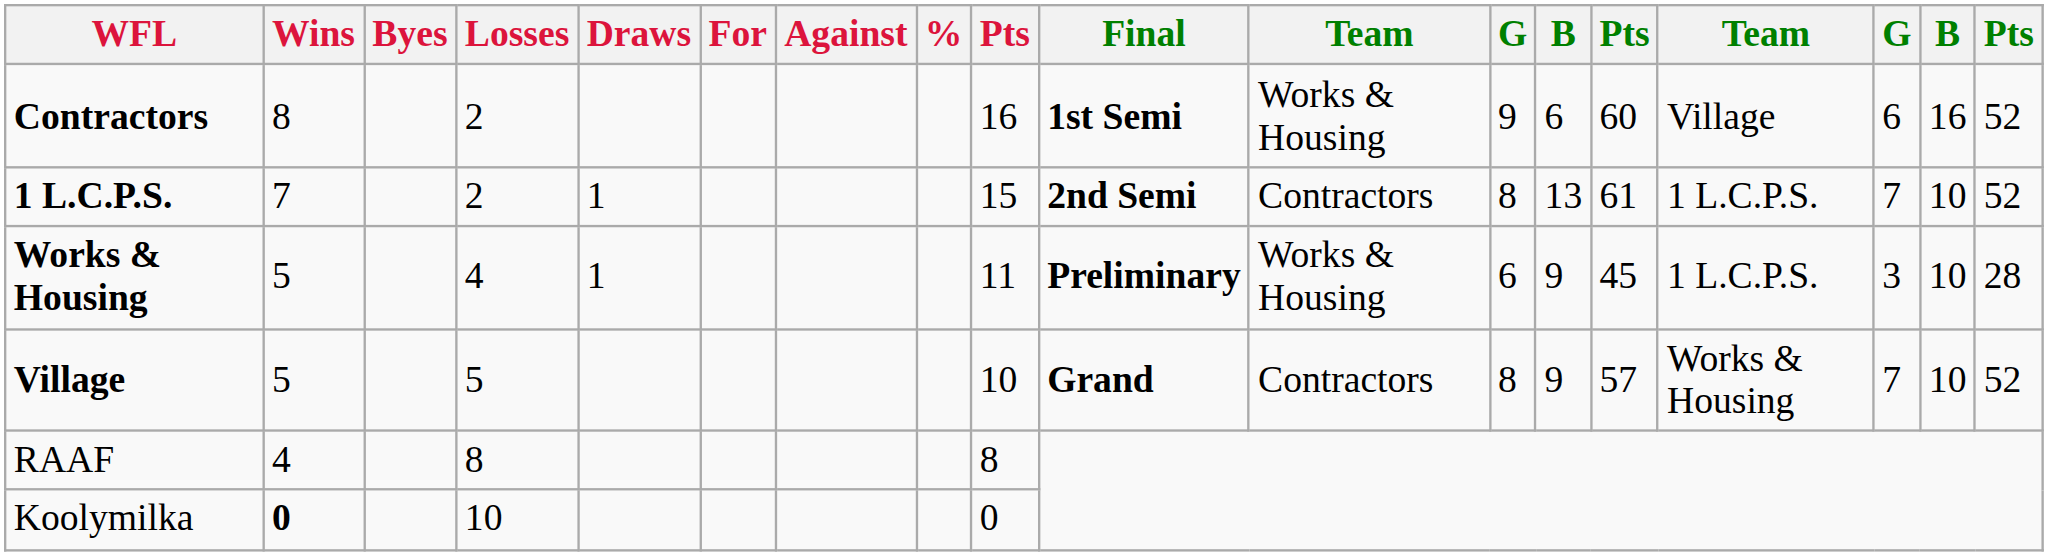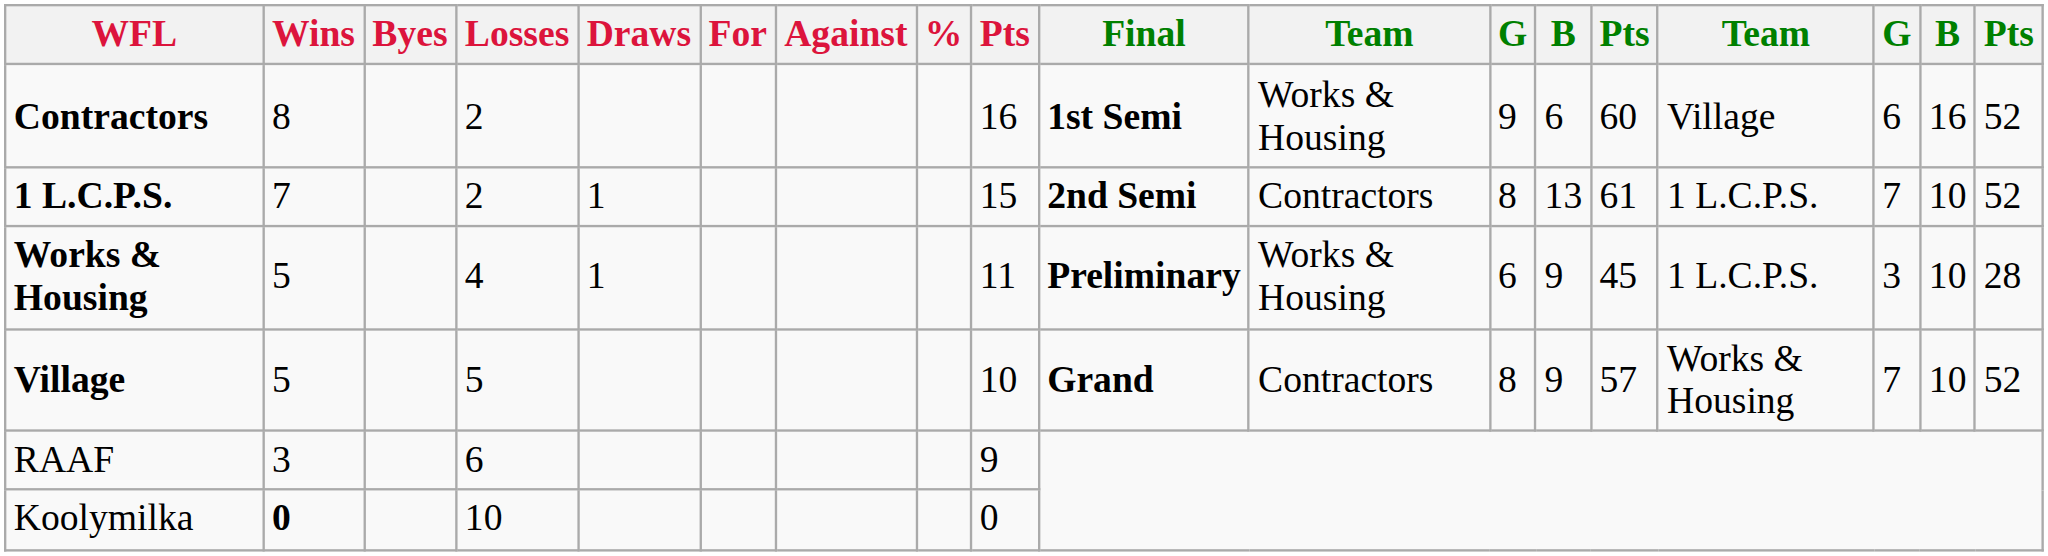(281, 459) 4 -> (281, 459) 3
(474, 459) 8 -> (474, 459) 6
(989, 459) 8 -> (989, 459) 9
